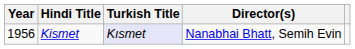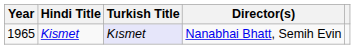(21, 34) 1956 -> (21, 34) 1965
